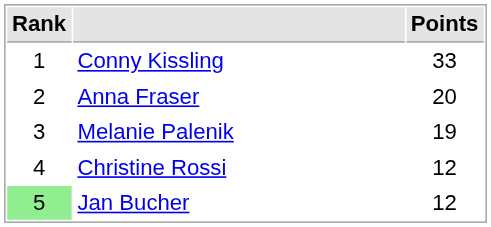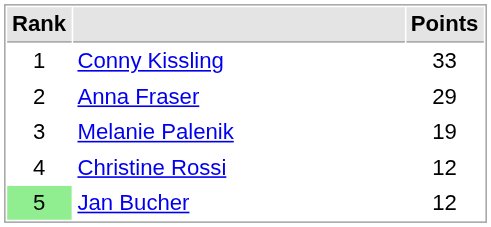(445, 97) 20 -> (445, 97) 29
